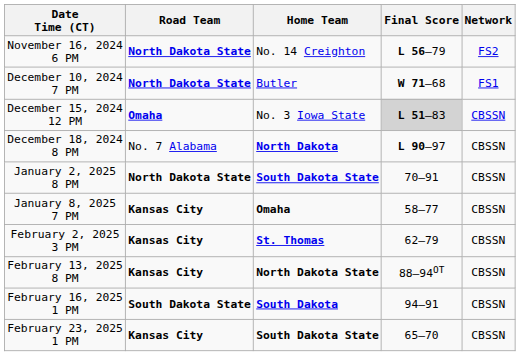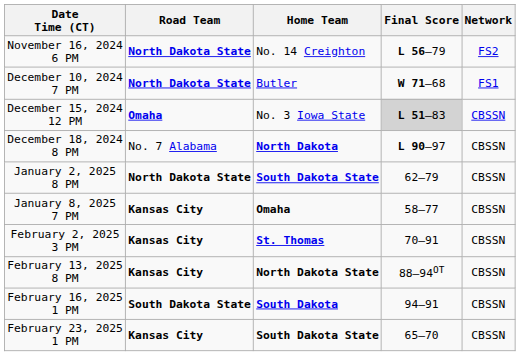(422, 178) 70–91 -> (422, 178) 62–79
(422, 241) 62–79 -> (422, 241) 70–91
